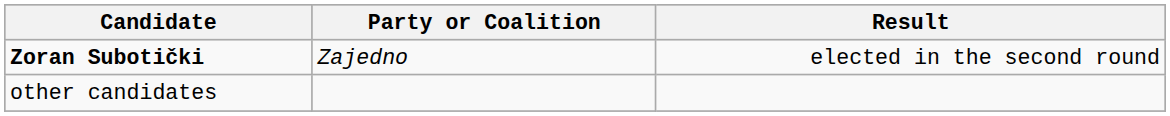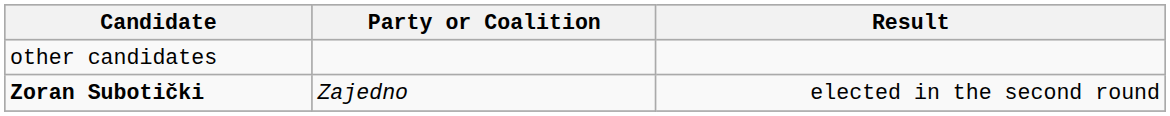rows swapped: (107, 58) <-> (114, 93)
